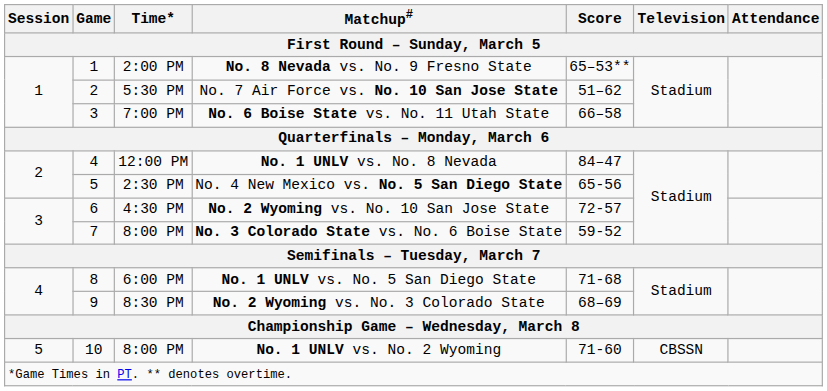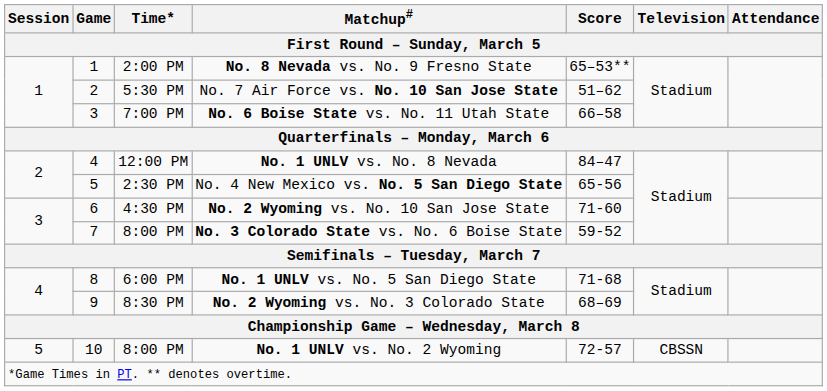(600, 210) 72-57 -> (600, 210) 71-60
(600, 351) 71-60 -> (600, 351) 72-57
